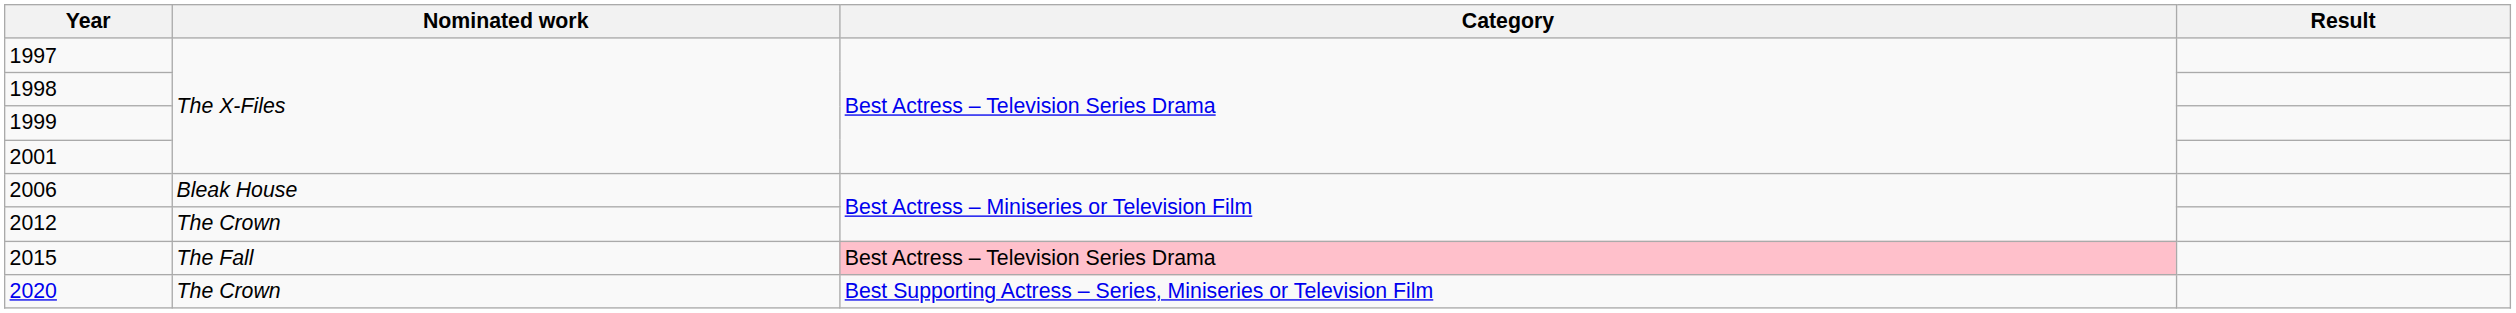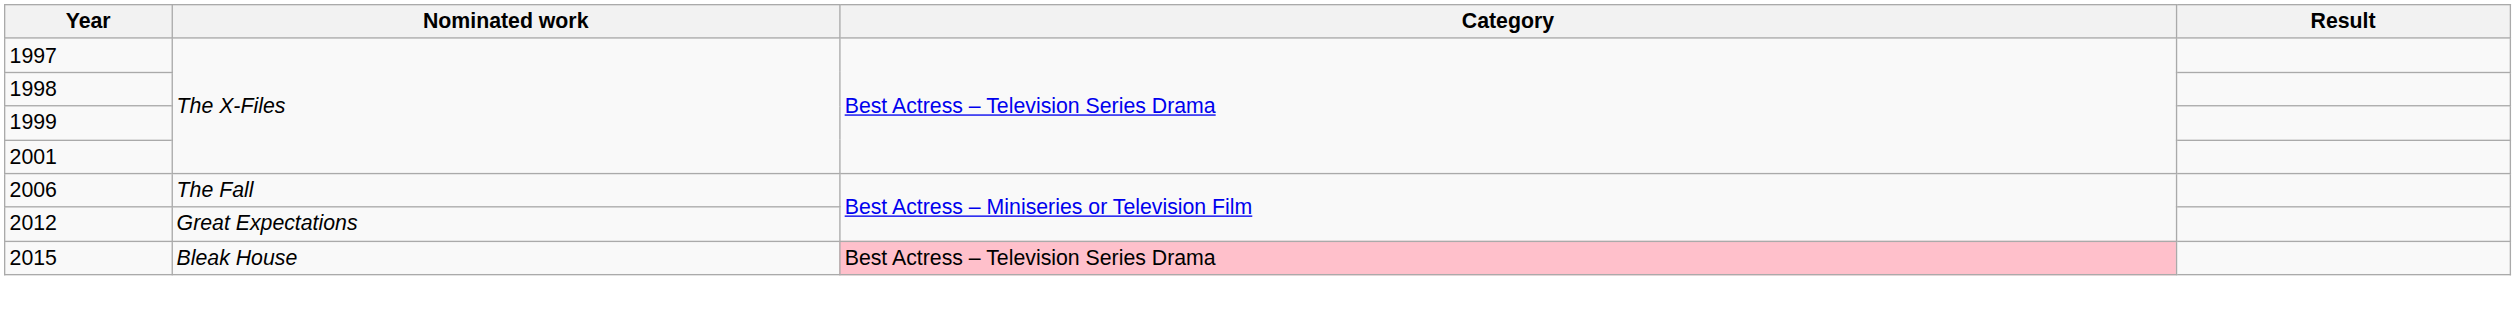(237, 190) Bleak House -> (215, 190) The Fall
(229, 223) The Crown -> (267, 223) Great Expectations
(215, 257) The Fall -> (237, 257) Bleak House
- row: (33, 291)
